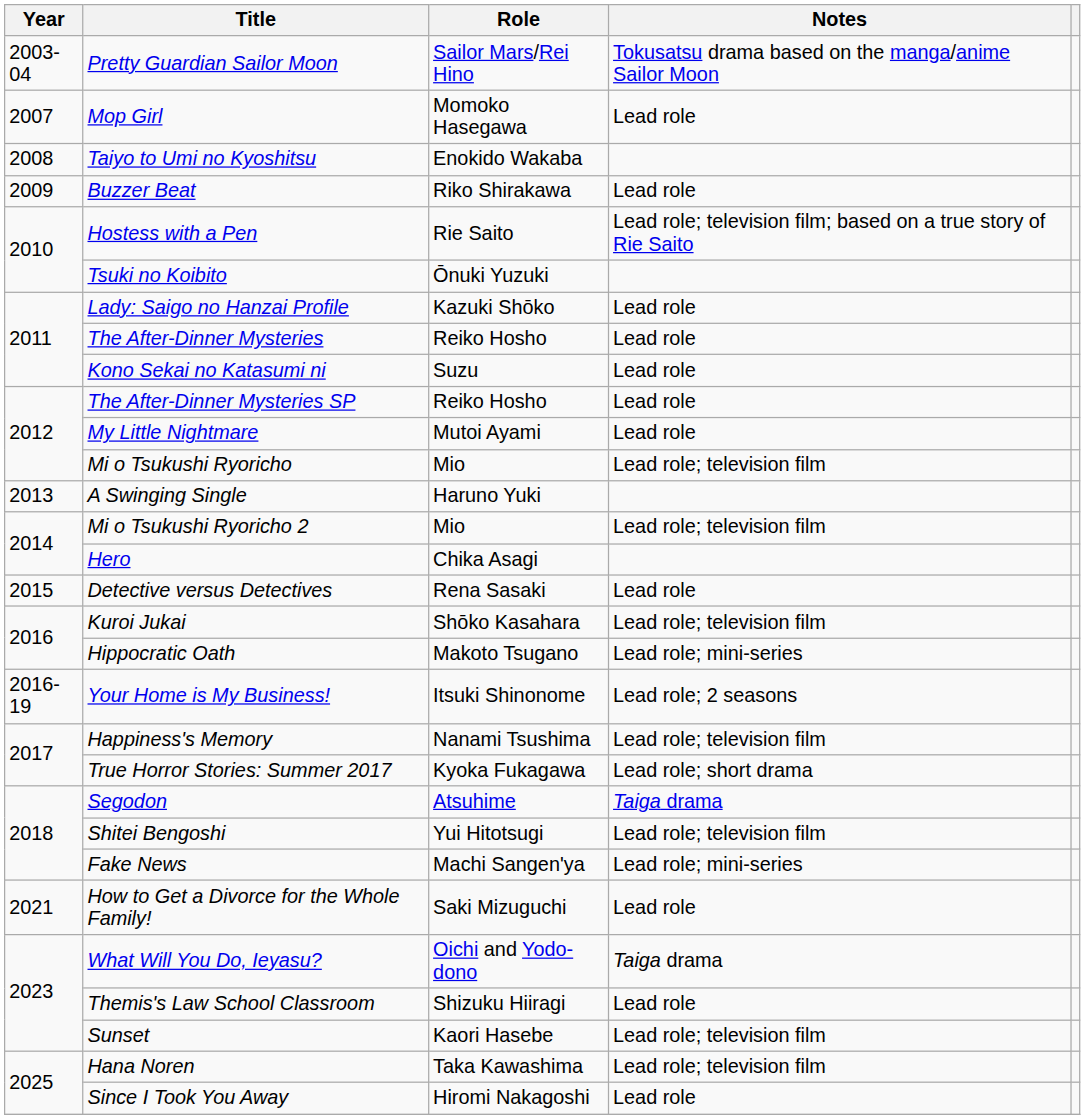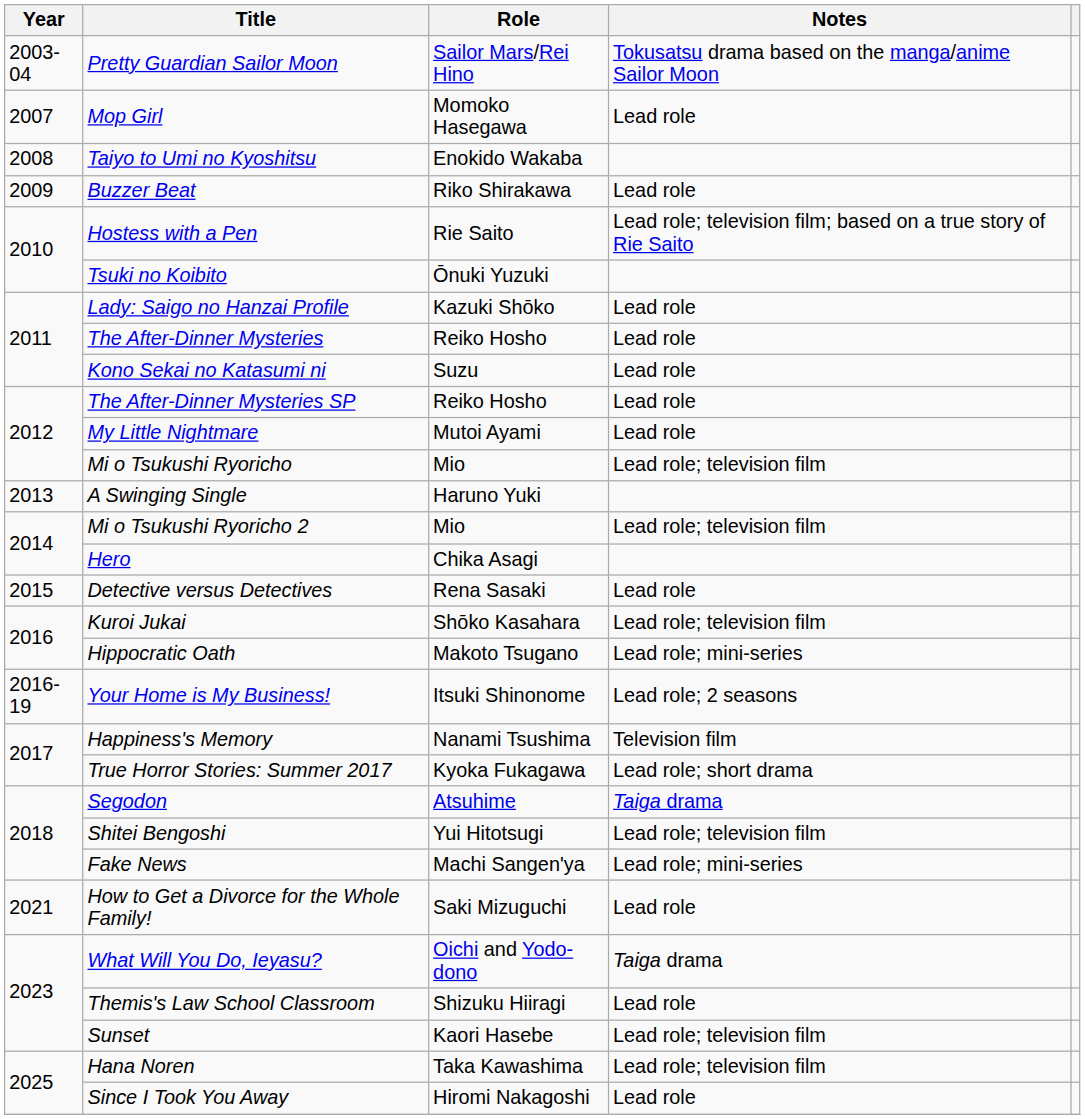(719, 738) Lead role; television film -> (675, 738) Television film
